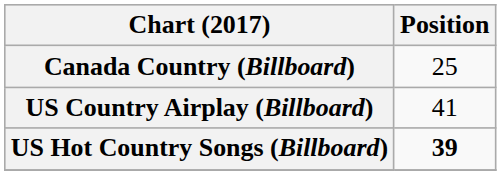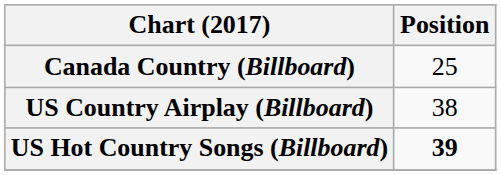(445, 107) 41 -> (445, 107) 38
